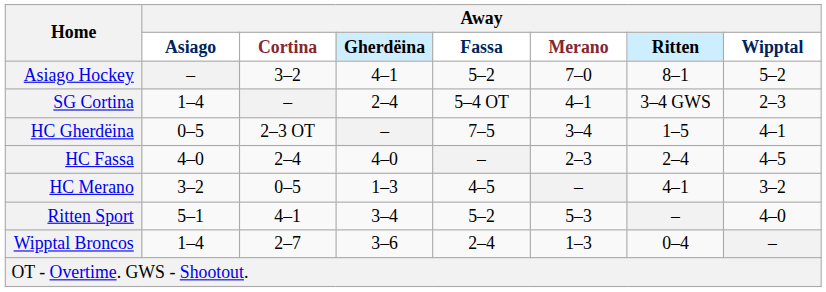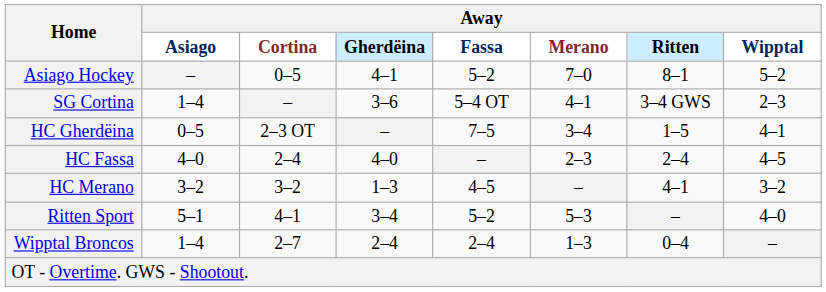(288, 74) 3–2 -> (288, 74) 0–5
(385, 103) 2–4 -> (385, 103) 3–6
(288, 187) 0–5 -> (288, 187) 3–2
(385, 243) 3–6 -> (385, 243) 2–4
